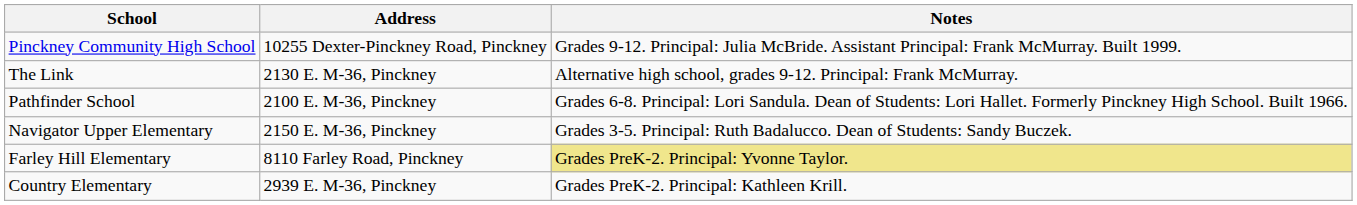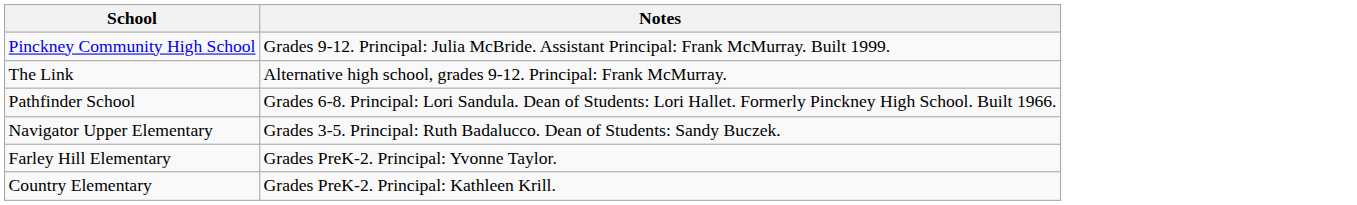- column: (405, 18)
(701, 158) khaki background -> (410, 158) no background
